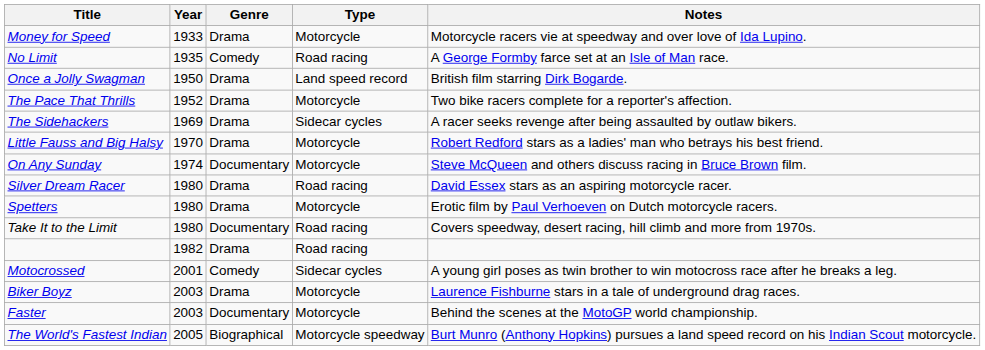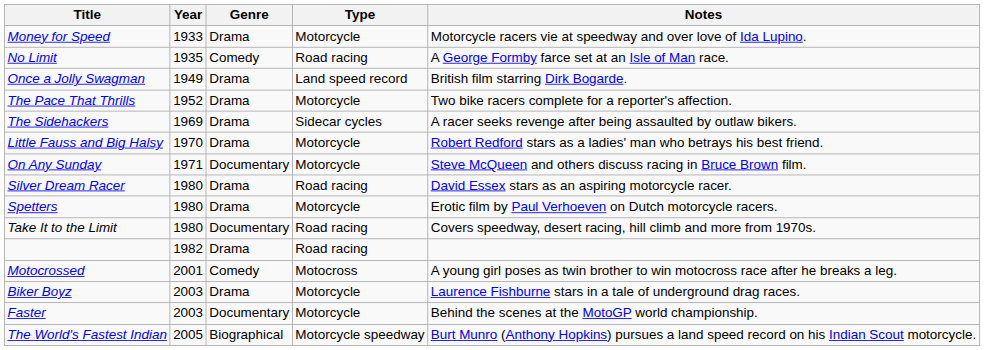(188, 79) 1950 -> (188, 79) 1949
(188, 164) 1974 -> (188, 164) 1971
(339, 270) Sidecar cycles -> (326, 270) Motocross
